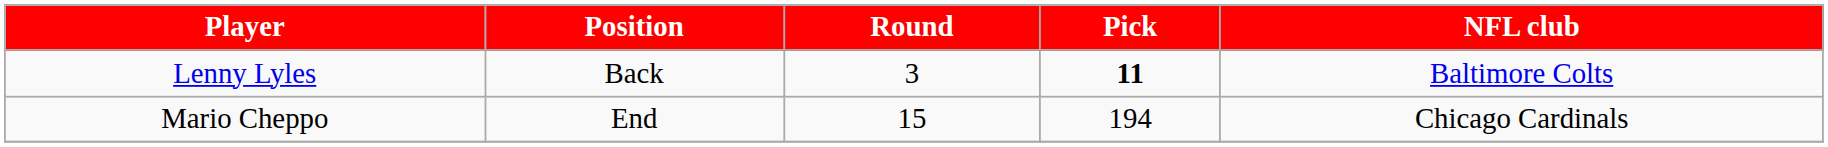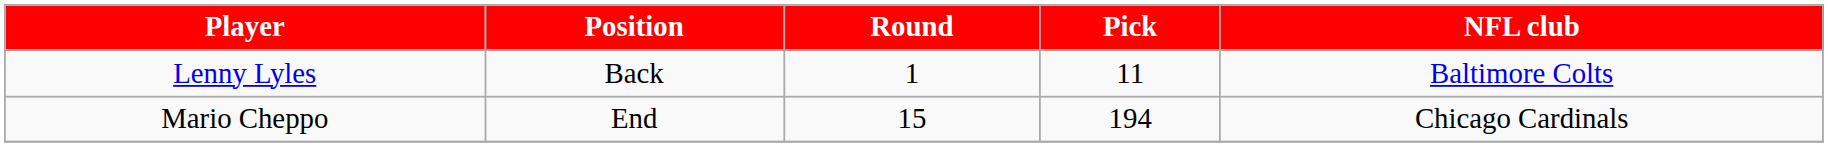(912, 73) 3 -> (912, 73) 1
(1130, 73) bold -> (1130, 73) normal
